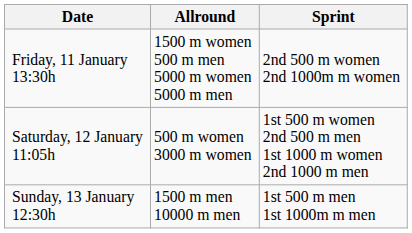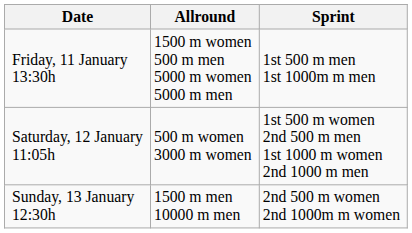(333, 68) 2nd 500 m women 2nd 1000m m women -> (321, 68) 1st 500 m men 1st 1000m m men
(321, 206) 1st 500 m men 1st 1000m m men -> (333, 206) 2nd 500 m women 2nd 1000m m women
